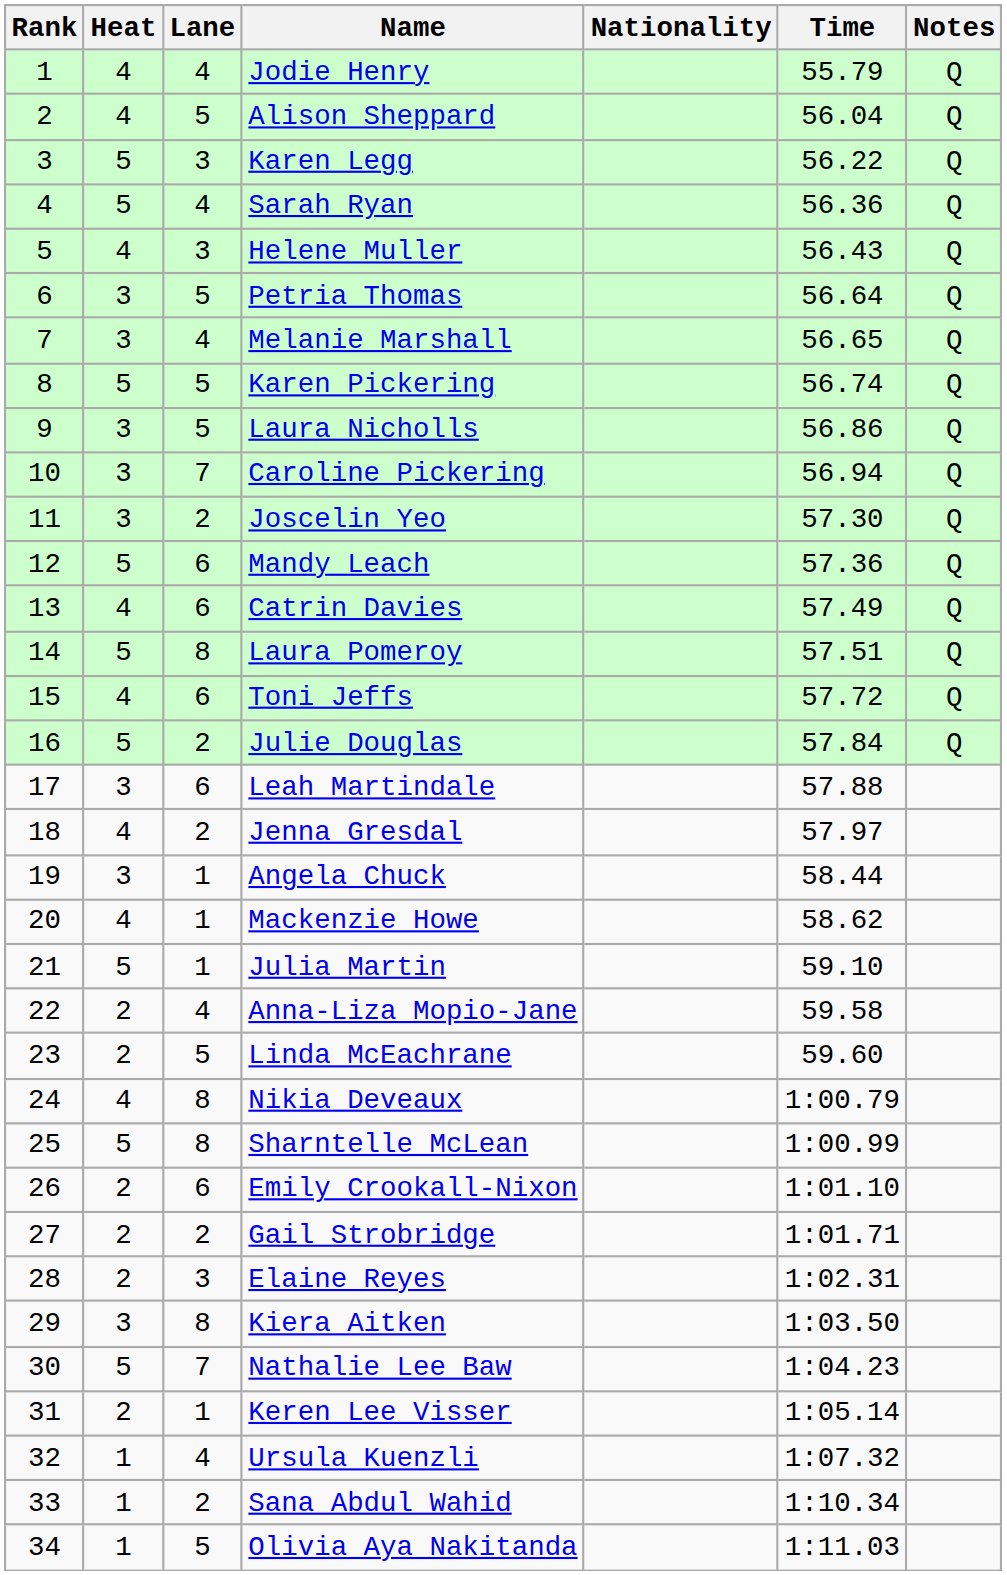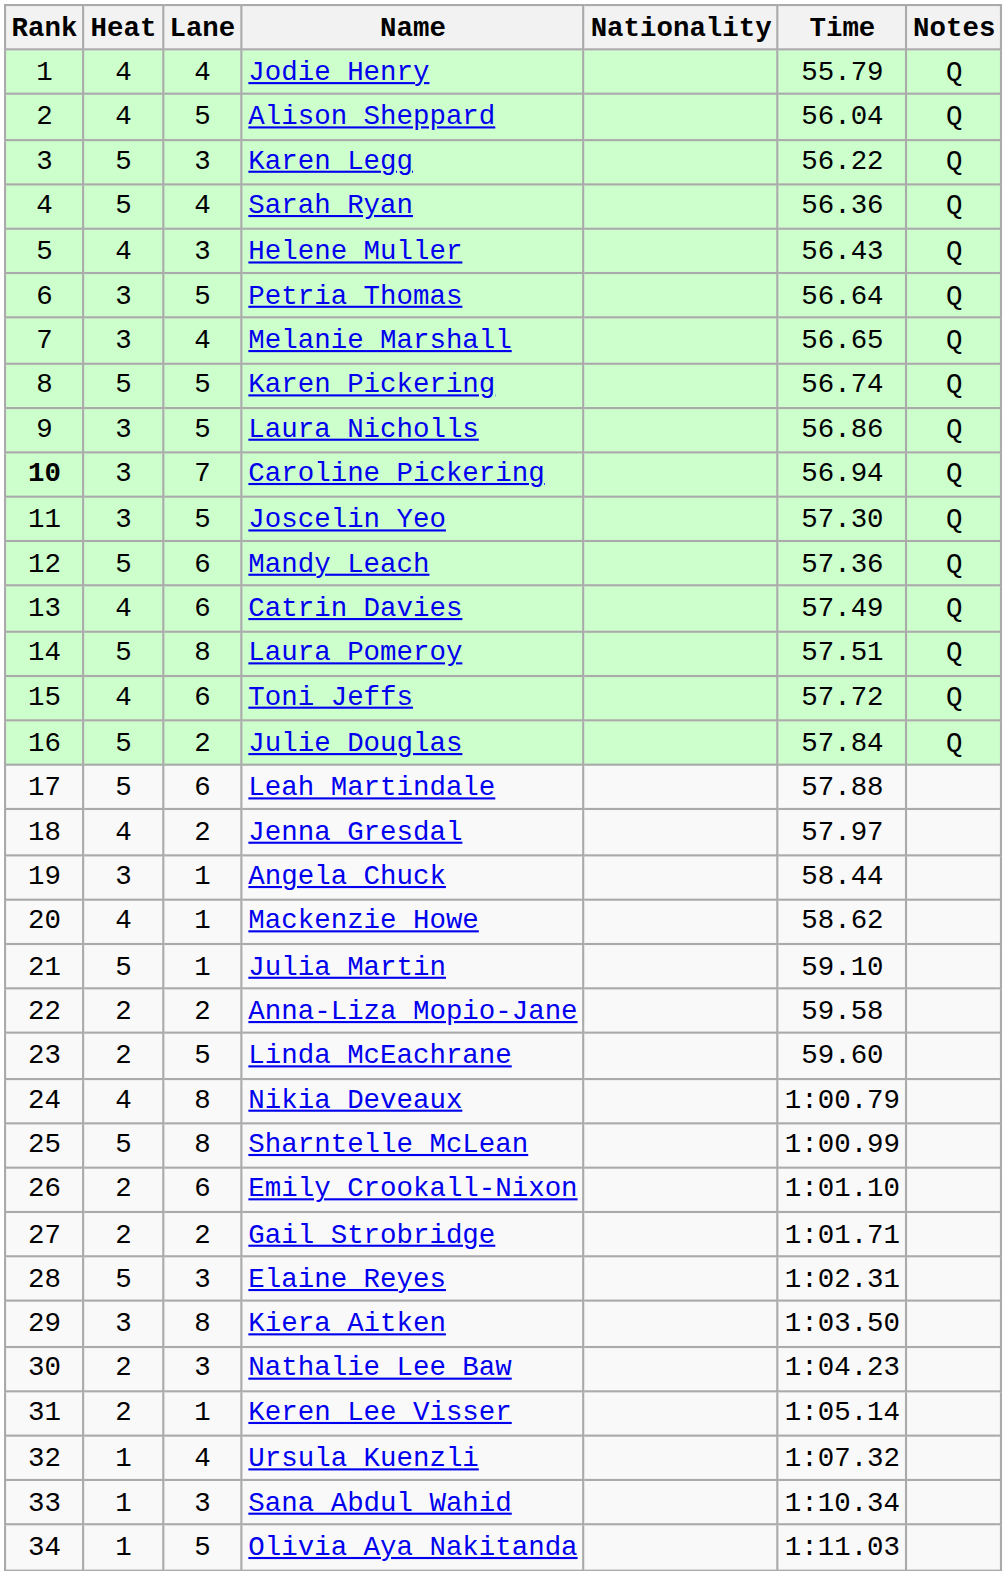(45, 474) normal -> (45, 474) bold
(202, 519) 2 -> (202, 519) 5
(123, 787) 3 -> (123, 787) 5
(202, 1011) 4 -> (202, 1011) 2
(123, 1279) 2 -> (123, 1279) 5
(123, 1369) 5 -> (123, 1369) 2
(202, 1369) 7 -> (202, 1369) 3
(202, 1503) 2 -> (202, 1503) 3
